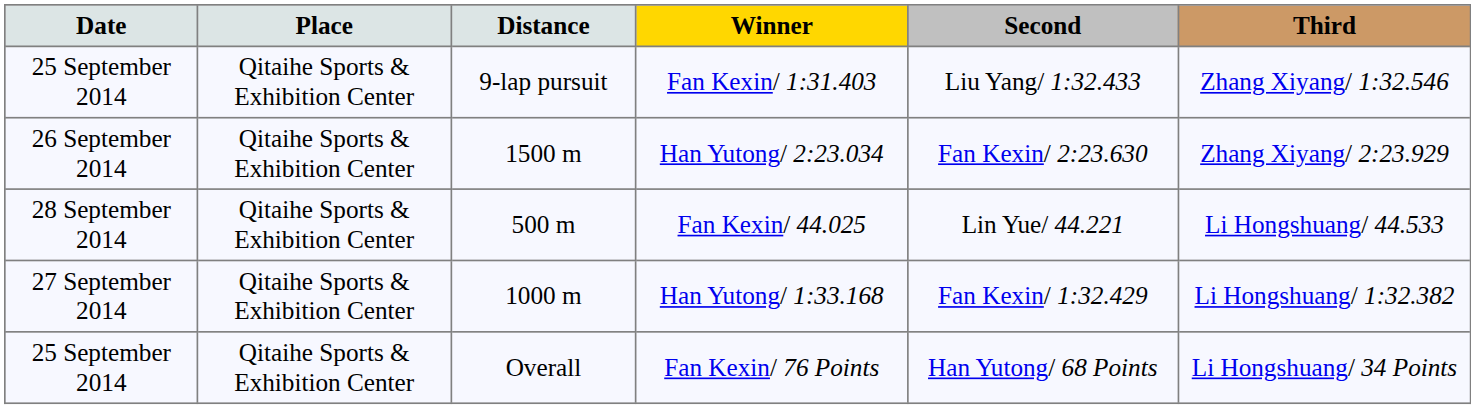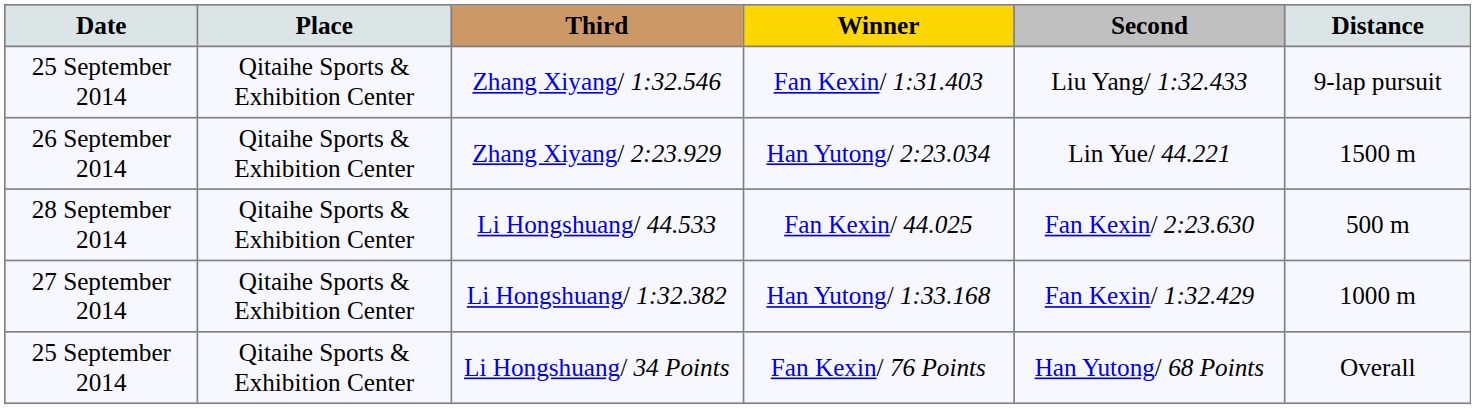columns swapped: (543, 25) <-> (1324, 25)
(1043, 153) Fan Kexin/ 2:23.630 -> (1149, 153) Lin Yue/ 44.221
(1043, 224) Lin Yue/ 44.221 -> (1149, 224) Fan Kexin/ 2:23.630
